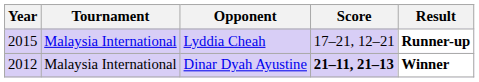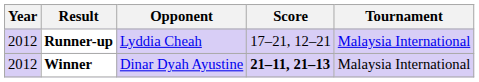columns swapped: (110, 17) <-> (436, 17)
(23, 41) 2015 -> (23, 41) 2012
